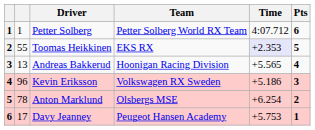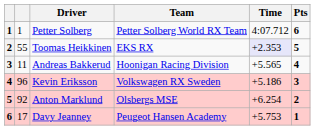(22, 65) 13 -> (22, 65) 11
(22, 99) 78 -> (22, 99) 92
